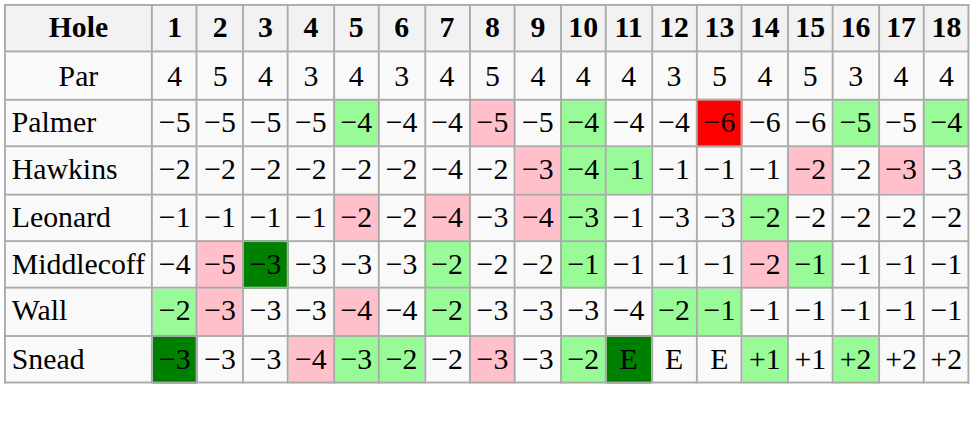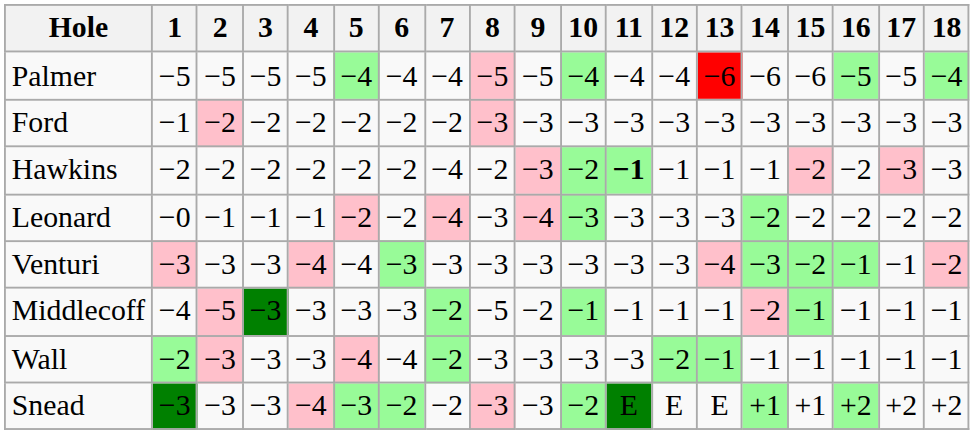- row: (78, 75)
+ row: (40, 122)
(583, 169) −4 -> (583, 169) −2
(629, 169) normal -> (629, 169) bold
(175, 216) −1 -> (175, 216) −0
(629, 216) −1 -> (629, 216) −3
+ row: (56, 264)
(492, 264) −2 -> (492, 311) −5
(629, 311) −4 -> (629, 358) −3
